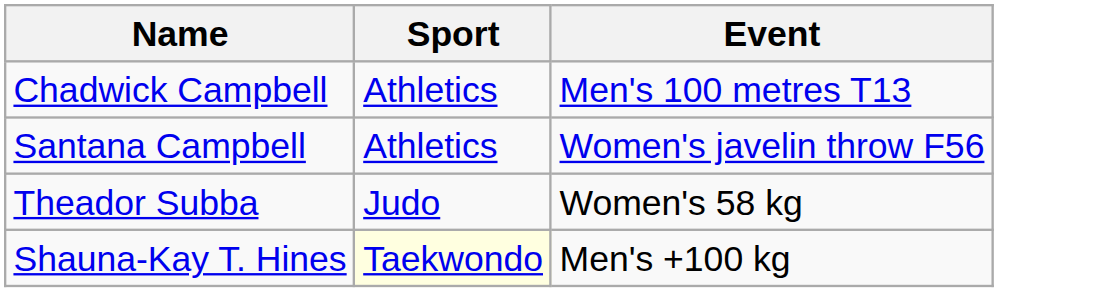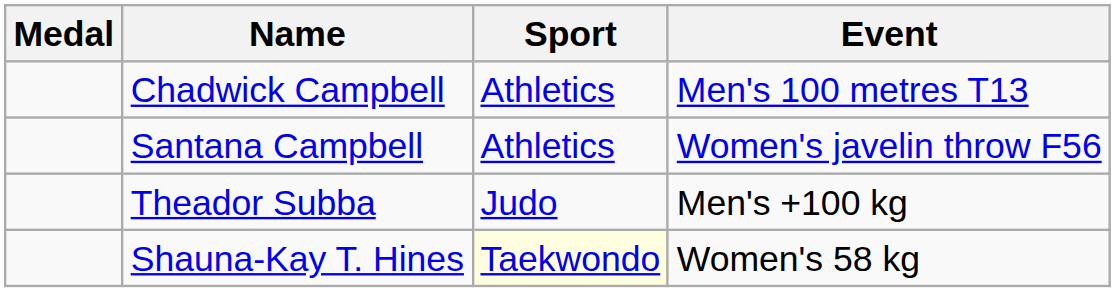+ column: (64, 34)
(681, 202) Women's 58 kg -> (792, 202) Men's +100 kg
(675, 259) Men's +100 kg -> (798, 259) Women's 58 kg
